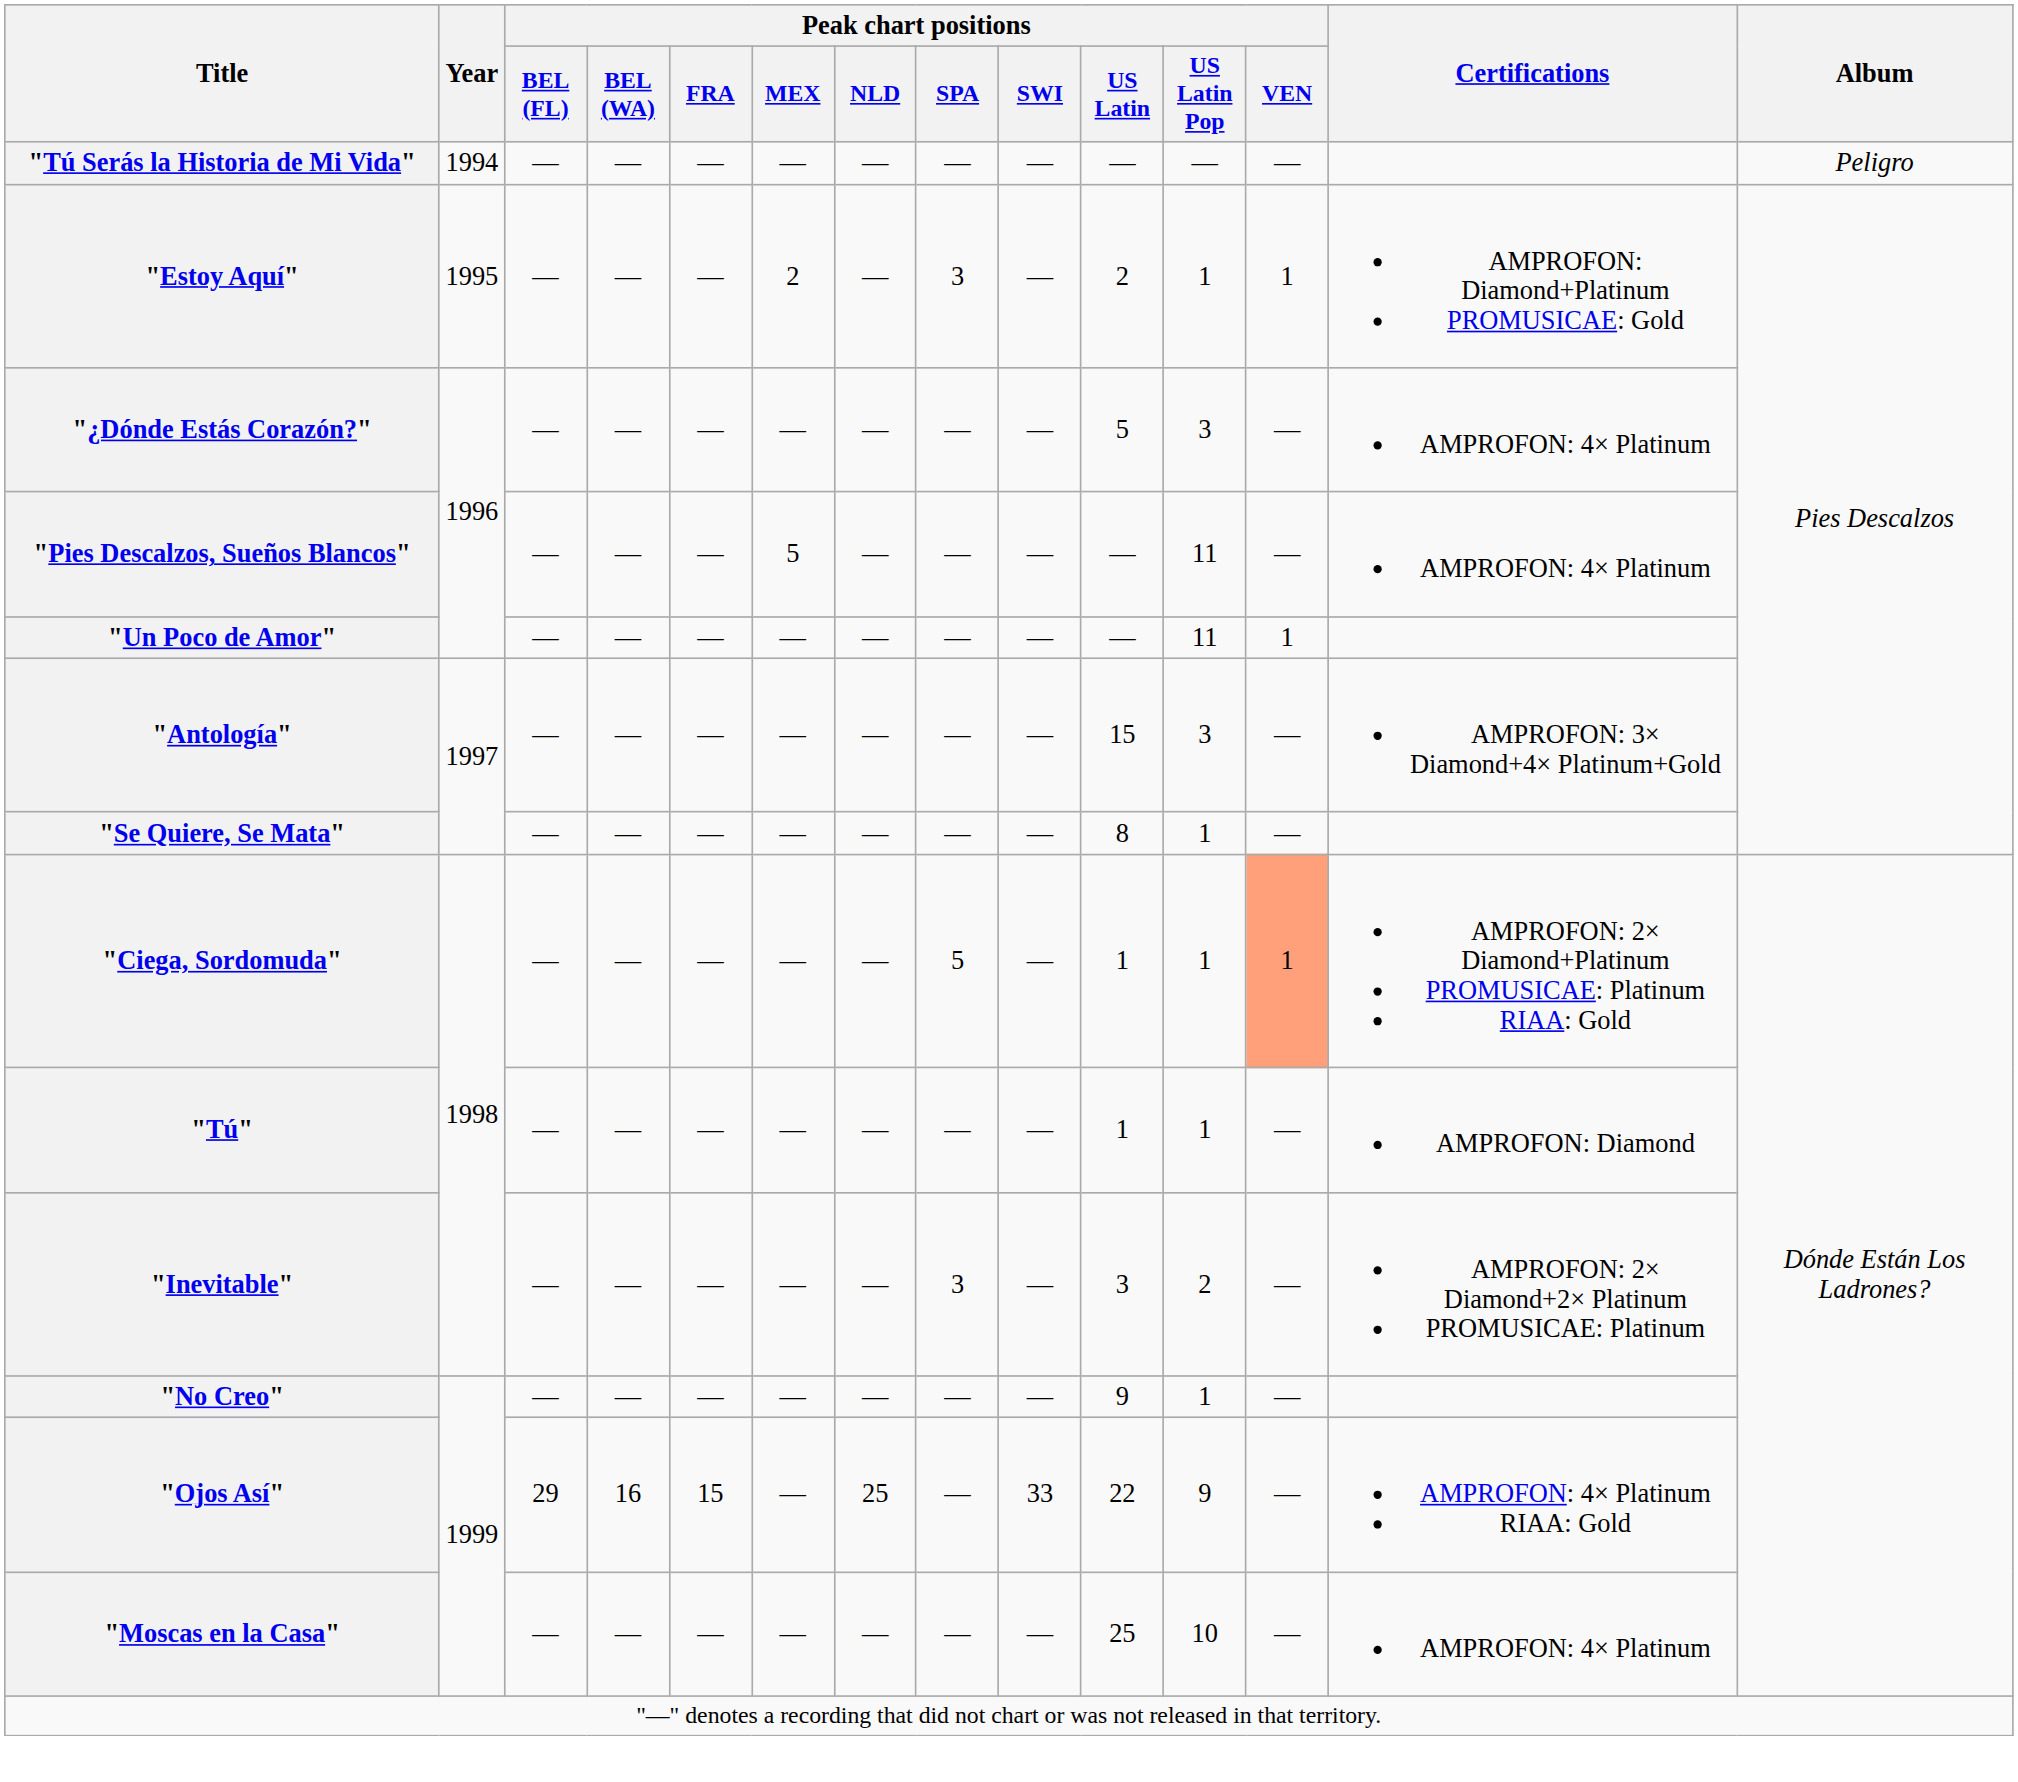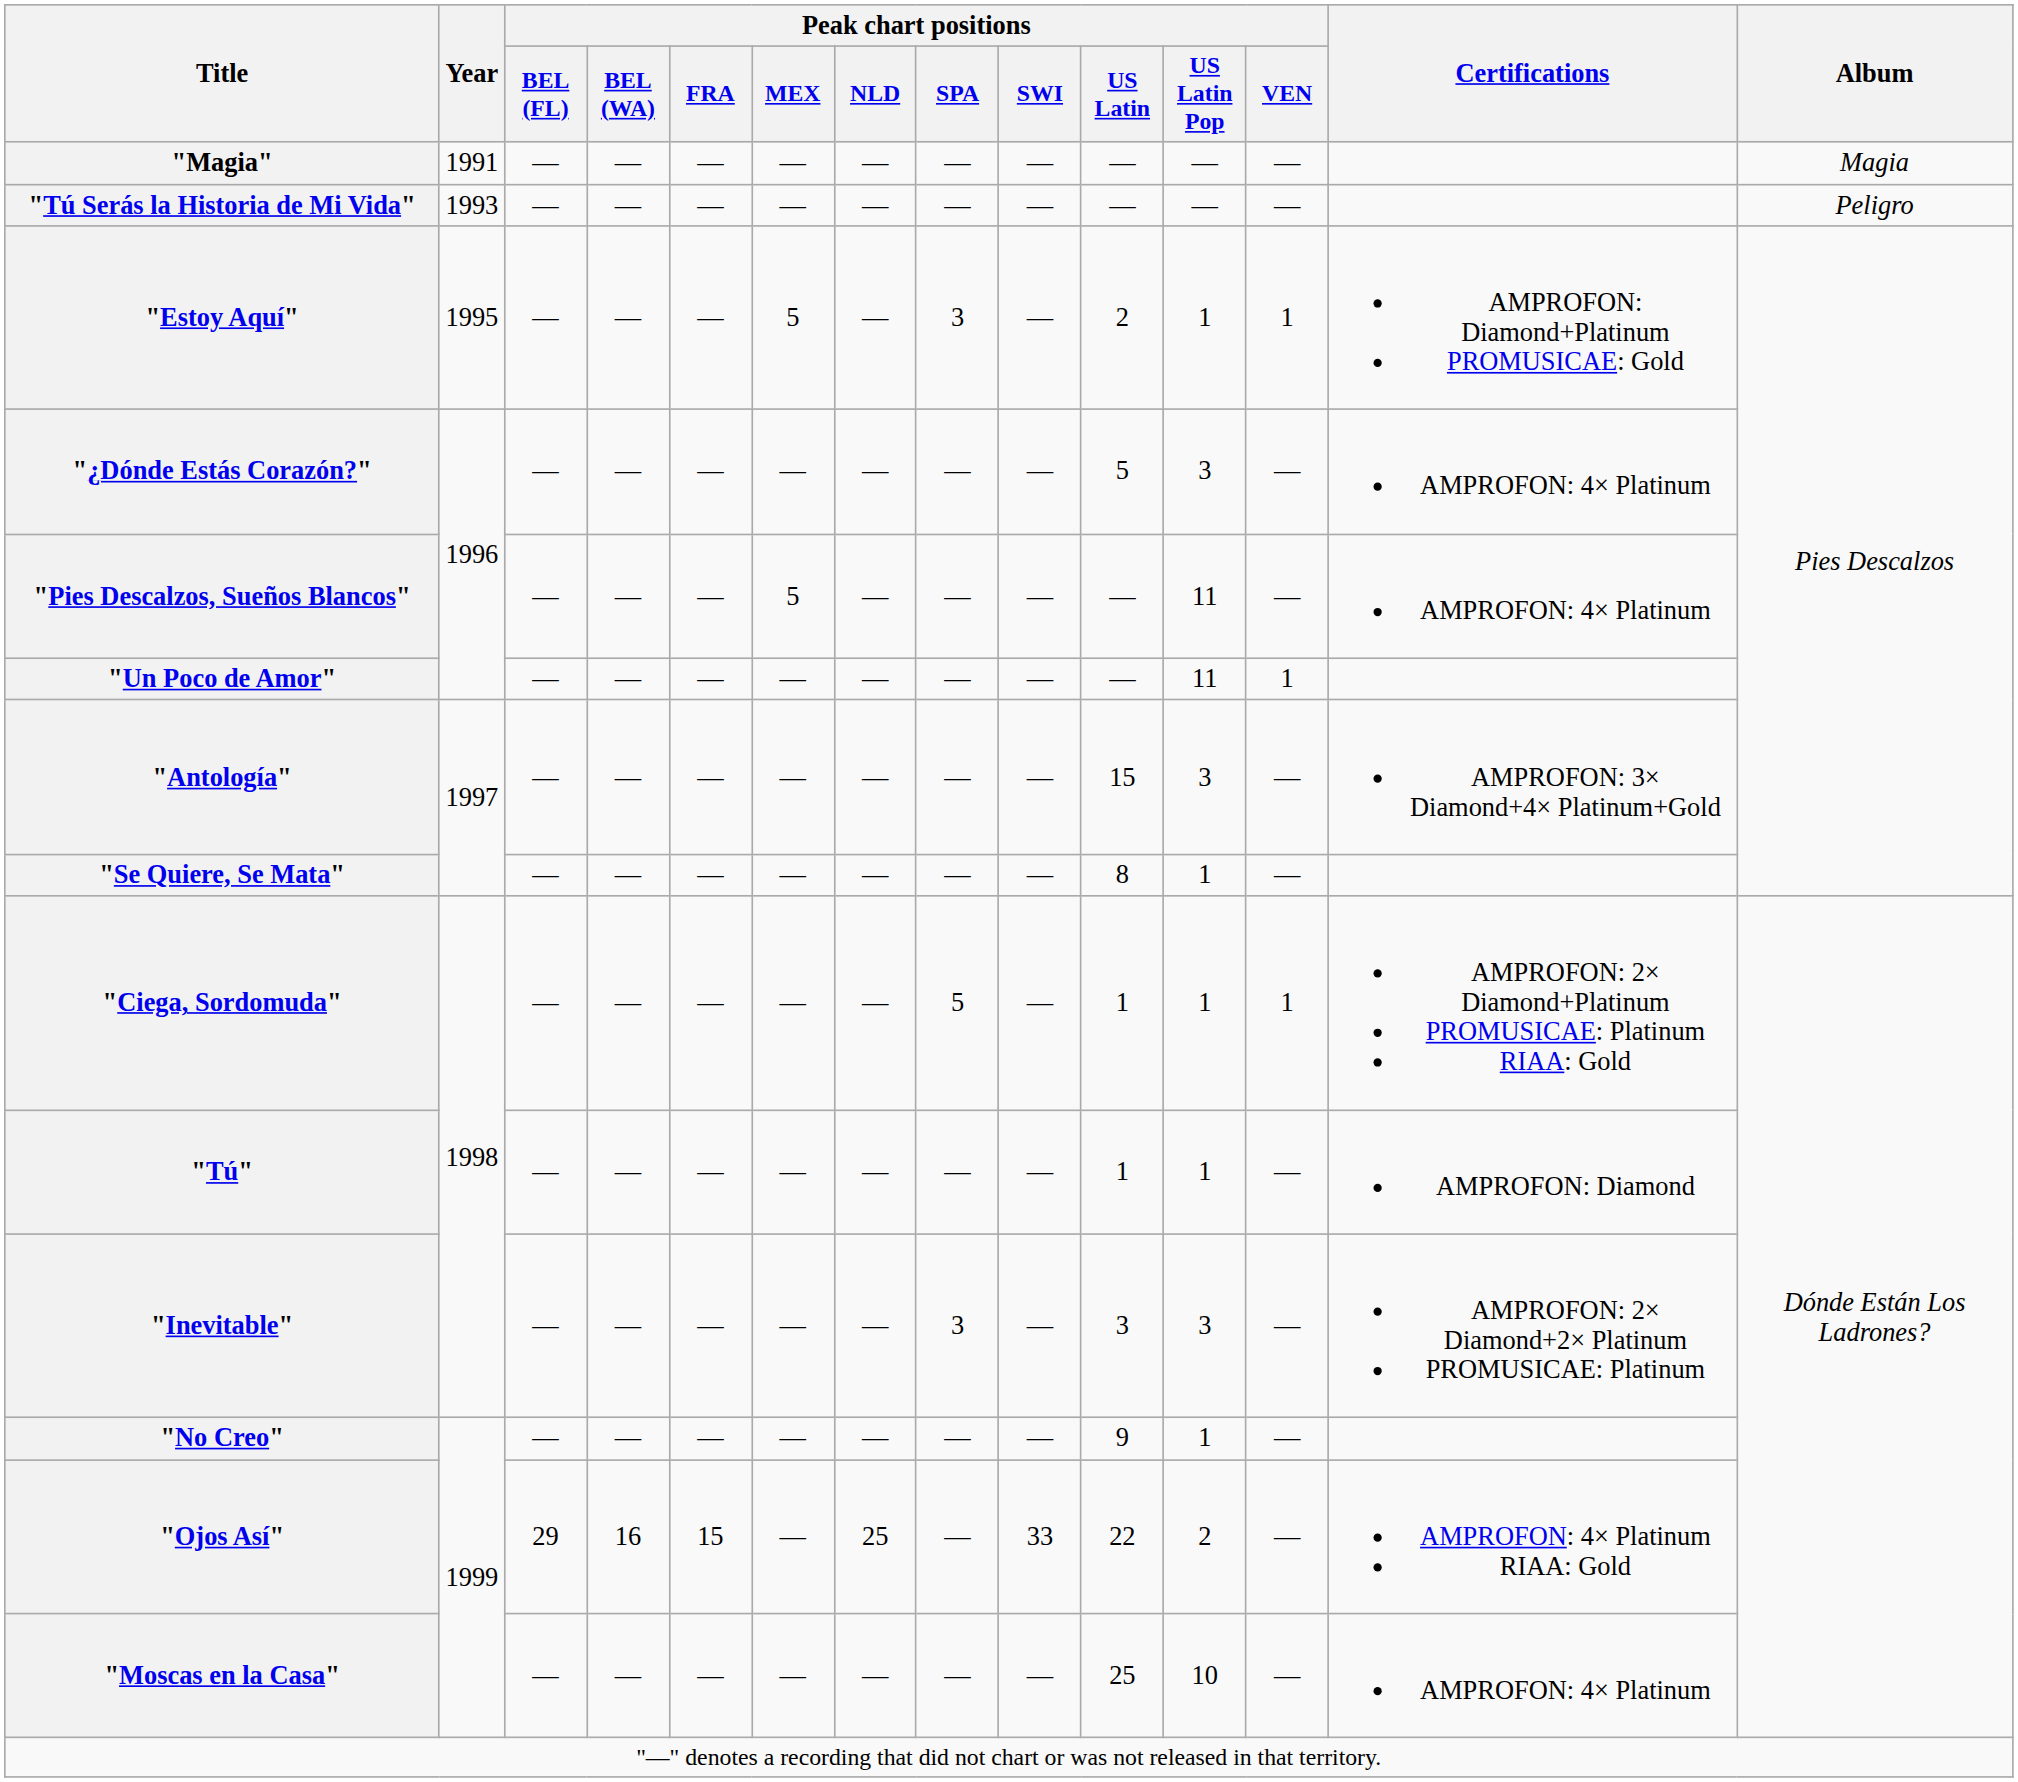+ row: (222, 162)
(472, 162) 1994 -> (472, 204) 1993
(793, 275) 2 -> (793, 317) 5
(1287, 960) lightsalmon background -> (1287, 1002) no background
(1205, 1283) 2 -> (1205, 1325) 3
(1205, 1494) 9 -> (1205, 1536) 2
